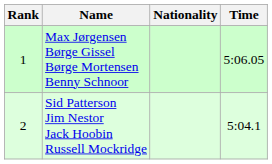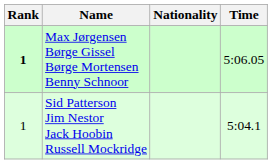(23, 59) normal -> (23, 59) bold
(23, 125) 2 -> (23, 125) 1
